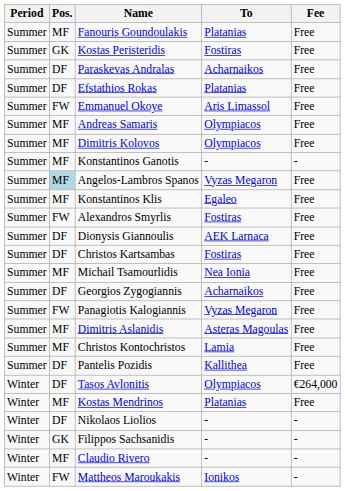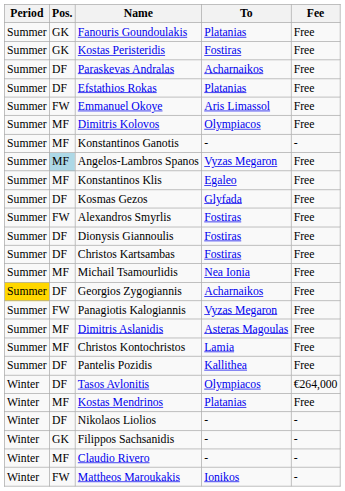(60, 32) MF -> (60, 32) GK
- row: (118, 124)
+ row: (113, 198)
(236, 236) AEK Larnaca -> (223, 236) Fostiras
(27, 291) no background -> (27, 291) gold background
